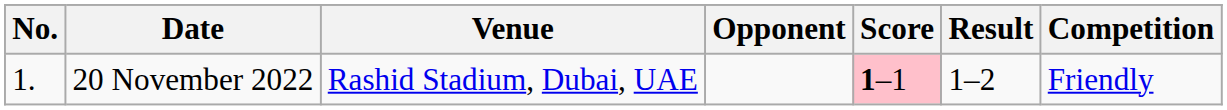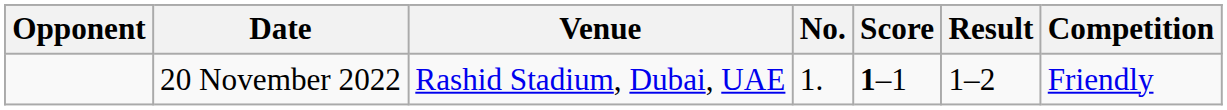columns swapped: (35, 29) <-> (779, 29)
(884, 78) pink background -> (884, 78) no background
